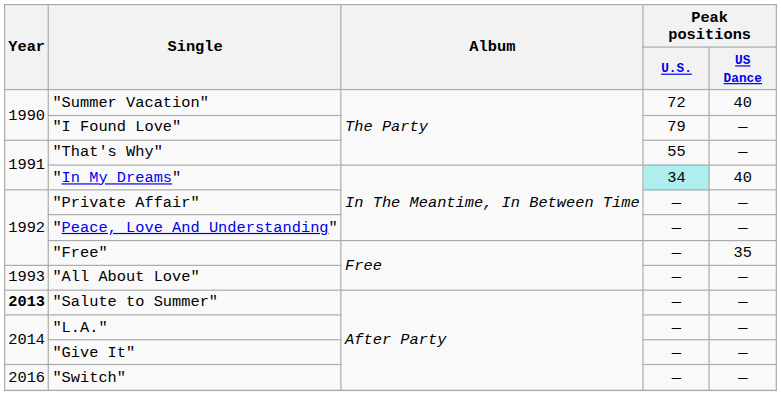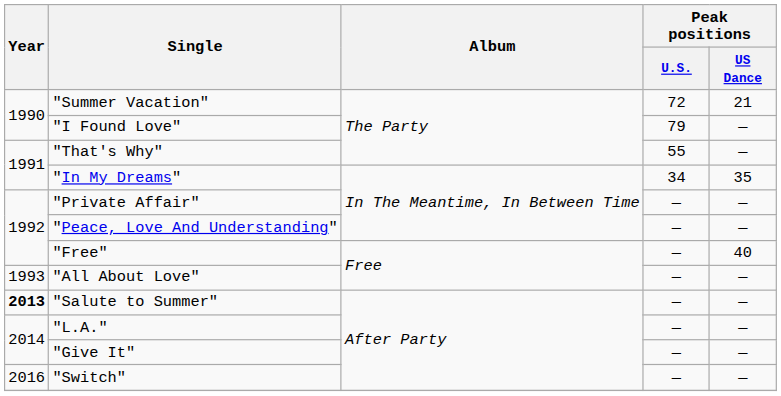(743, 102) 40 -> (743, 102) 21
(676, 177) paleturquoise background -> (676, 177) no background
(743, 177) 40 -> (743, 177) 35
(743, 253) 35 -> (743, 253) 40
